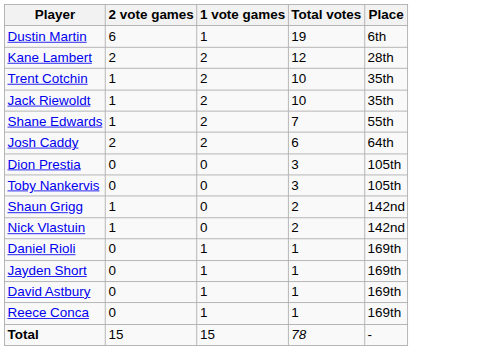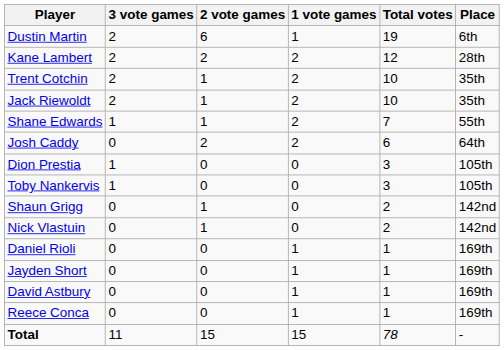+ column: (151, 15)
